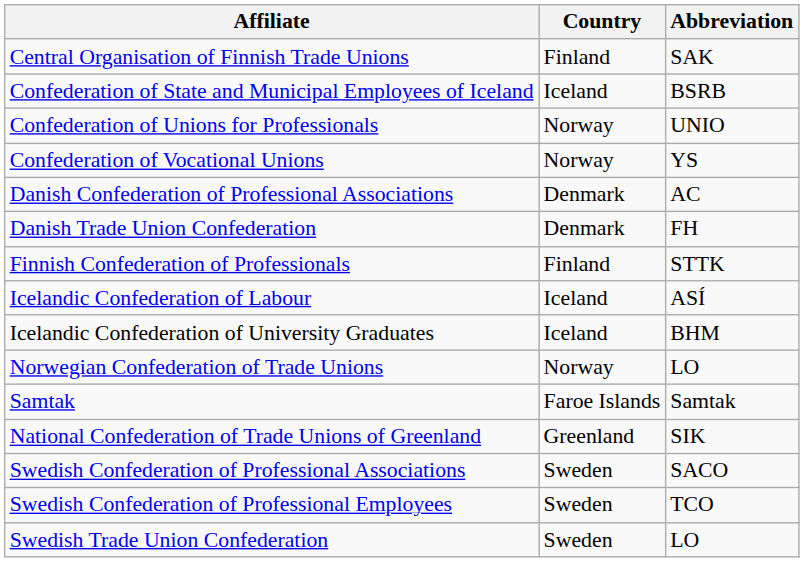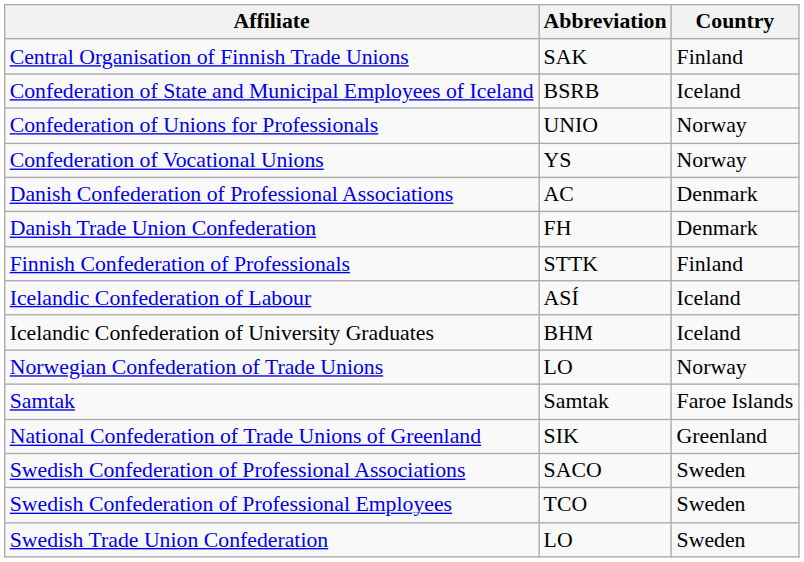columns swapped: (732, 21) <-> (602, 21)
